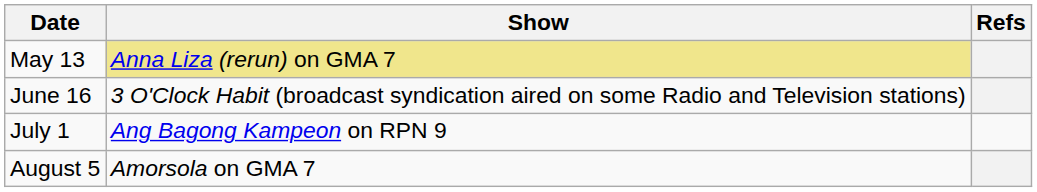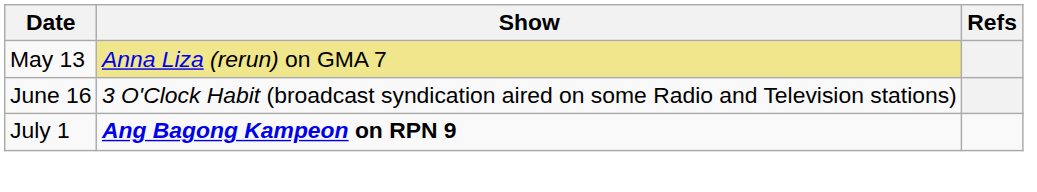(279, 131) normal -> (279, 131) bold
- row: (55, 167)
